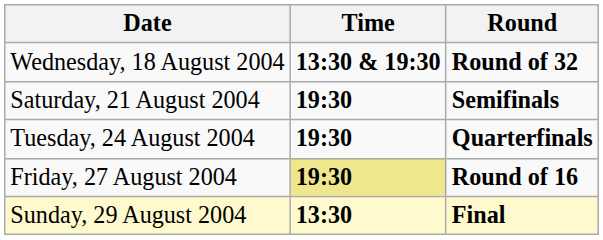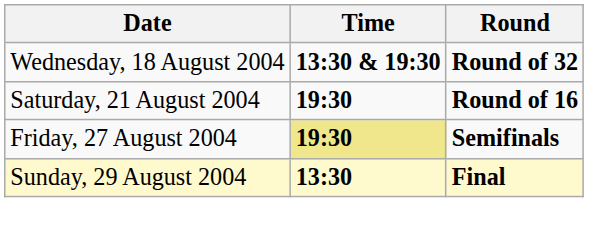(506, 100) Semifinals -> (515, 100) Round of 16
- row: (133, 138)
(515, 176) Round of 16 -> (506, 138) Semifinals
